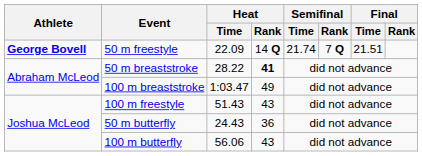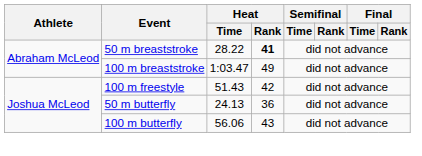- row: (141, 50)
(268, 105) 43 -> (268, 87) 42
(229, 124) 24.43 -> (229, 105) 24.13
